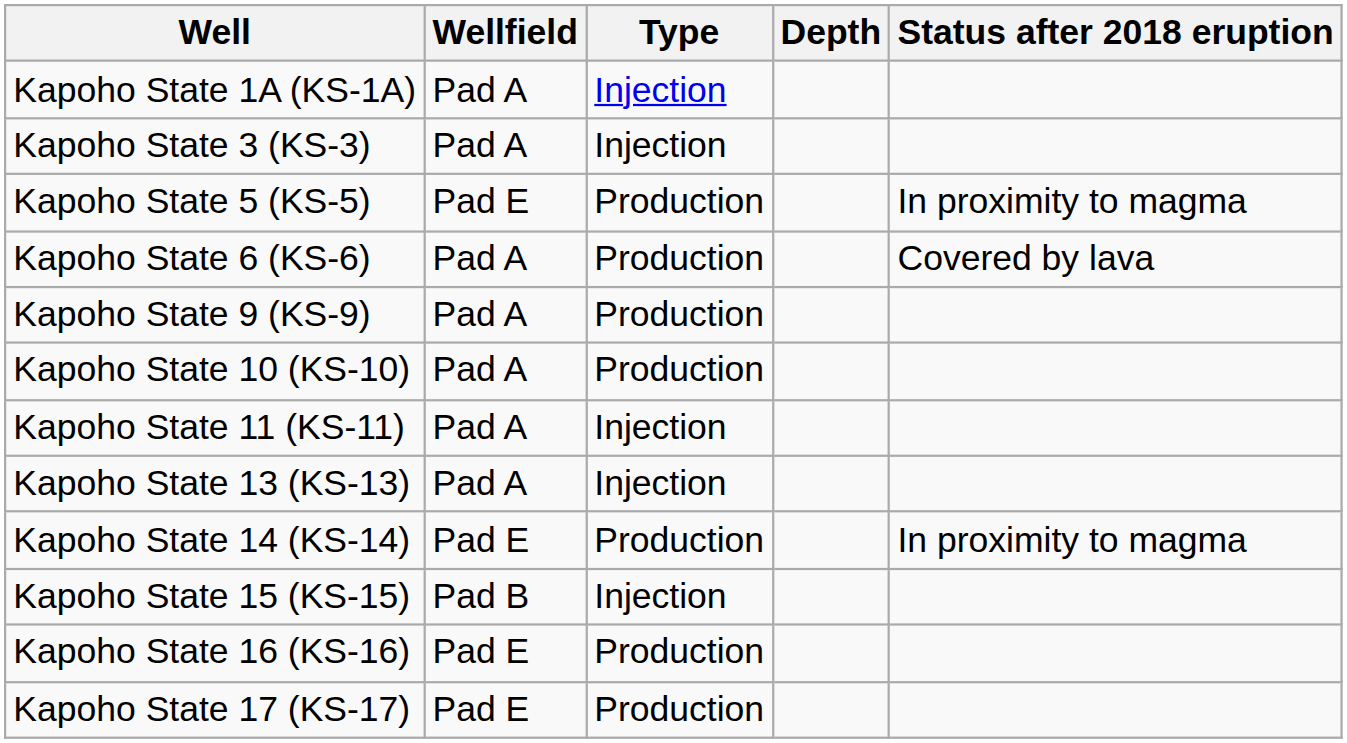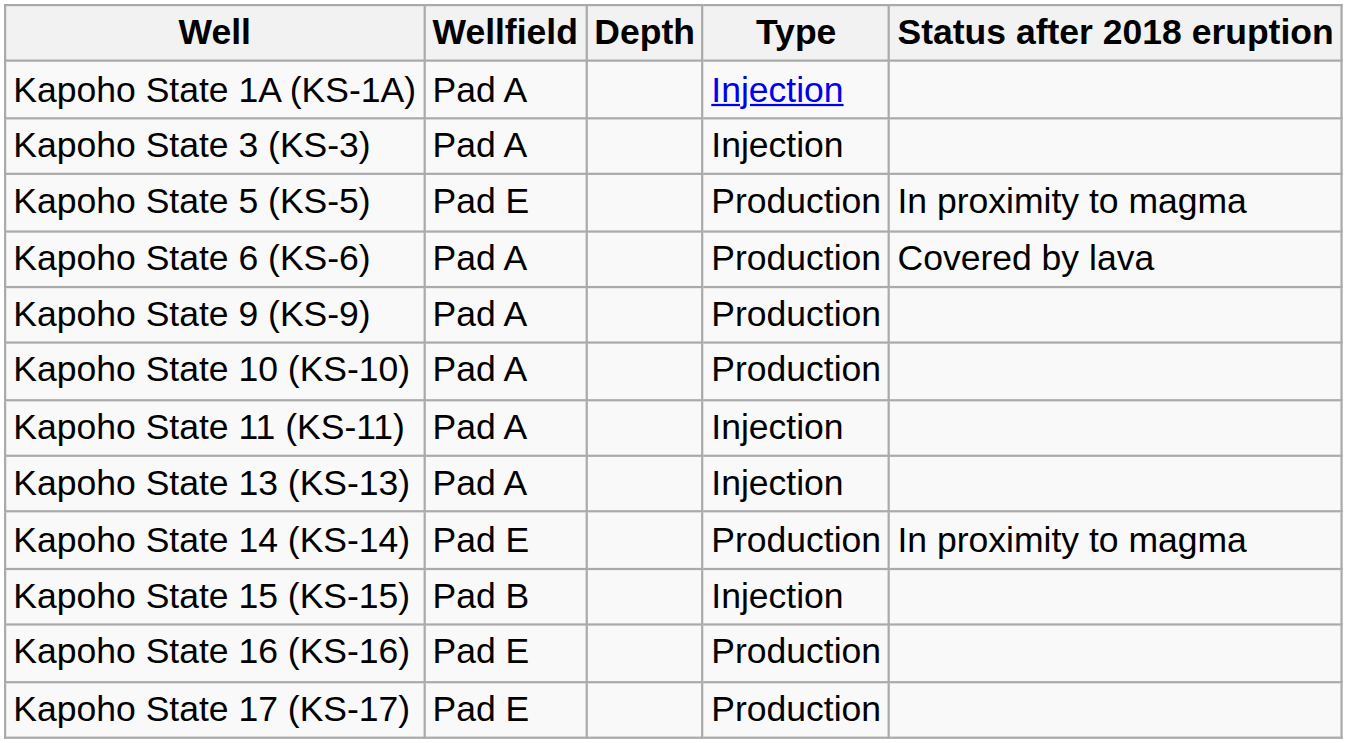columns swapped: (679, 32) <-> (831, 32)
